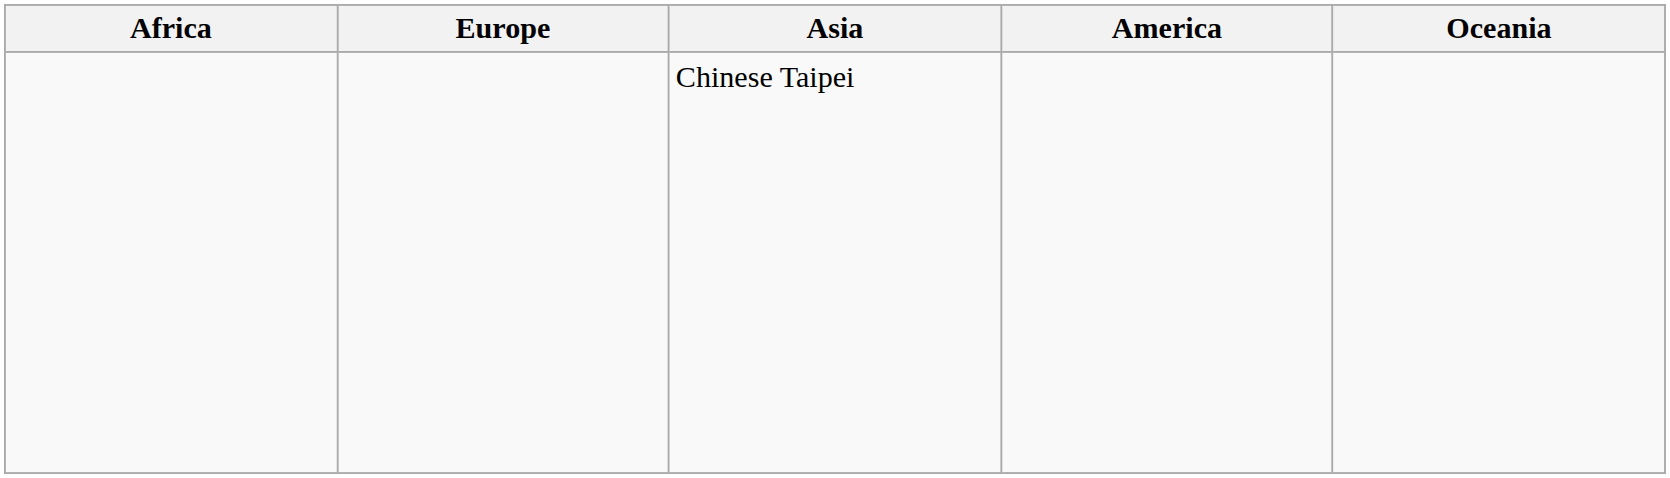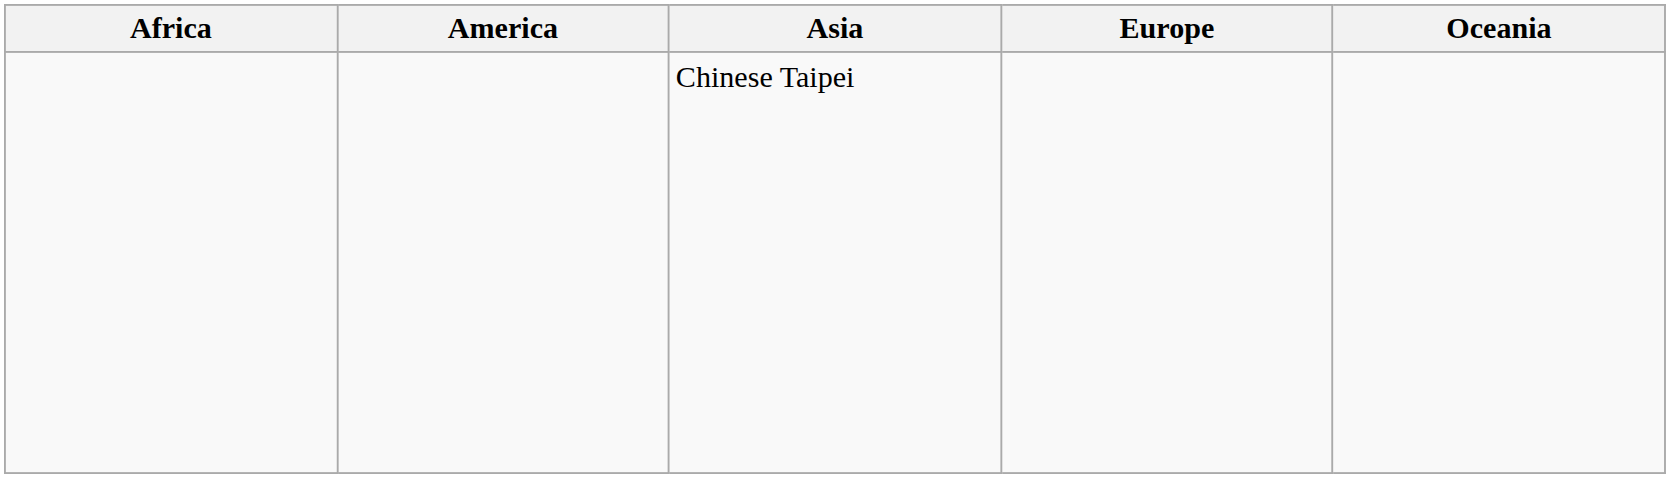columns swapped: (1167, 28) <-> (503, 28)
